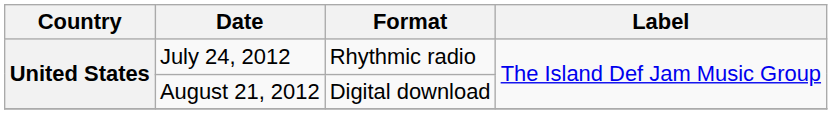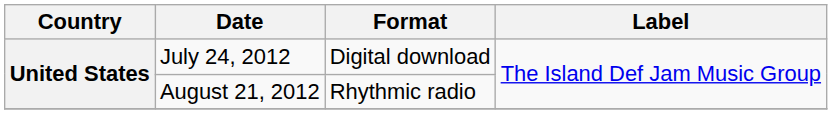(403, 56) Rhythmic radio -> (410, 56) Digital download
(410, 91) Digital download -> (403, 91) Rhythmic radio
